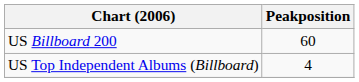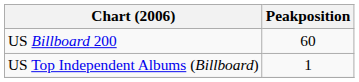(308, 65) 4 -> (308, 65) 1
